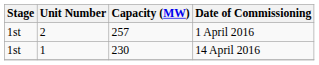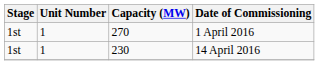(43, 32) 2 -> (43, 32) 1
(120, 32) 257 -> (120, 32) 270
